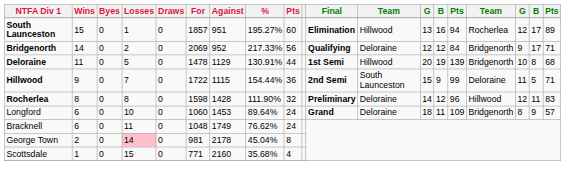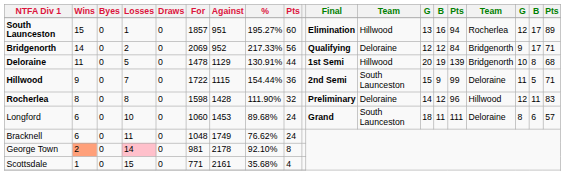(263, 112) 89.64% -> (263, 117) 89.68%
(378, 112) Deloraine -> (382, 117) South Launceston
(457, 112) 109 -> (456, 117) 111
(491, 112) Bridgenorth -> (487, 117) Deloraine
(534, 112) 9 -> (534, 117) 6
(77, 140) no background -> (77, 149) lightsalmon background
(263, 140) 45.04% -> (263, 149) 92.10%
(222, 153) 2160 -> (222, 163) 2161
